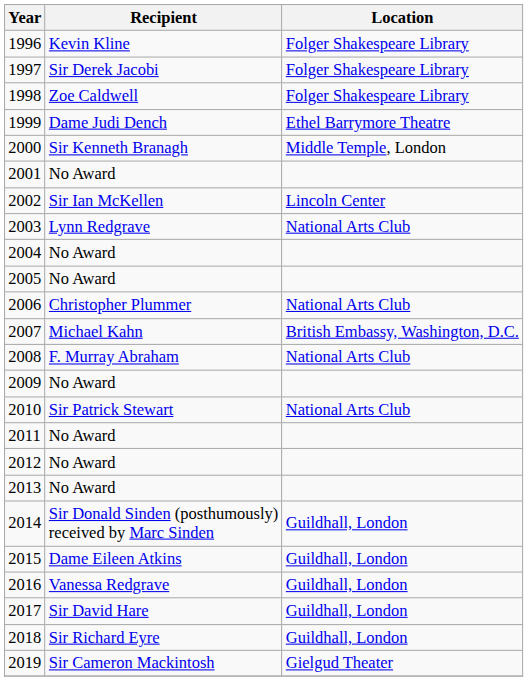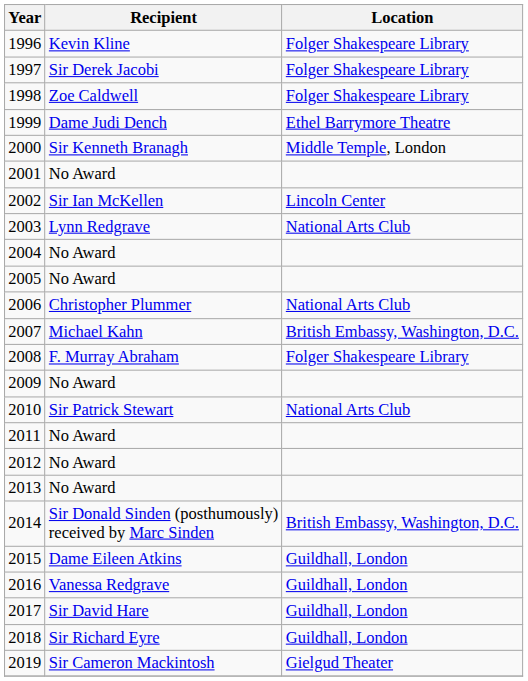(348, 357) National Arts Club -> (377, 357) Folger Shakespeare Library
(347, 523) Guildhall, London -> (402, 523) British Embassy, Washington, D.C.
